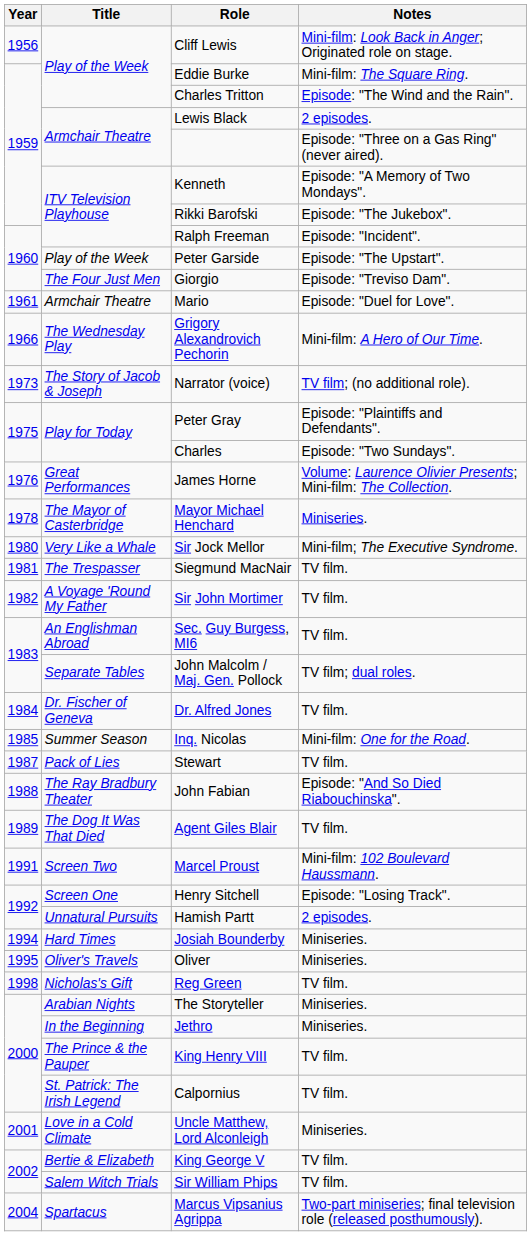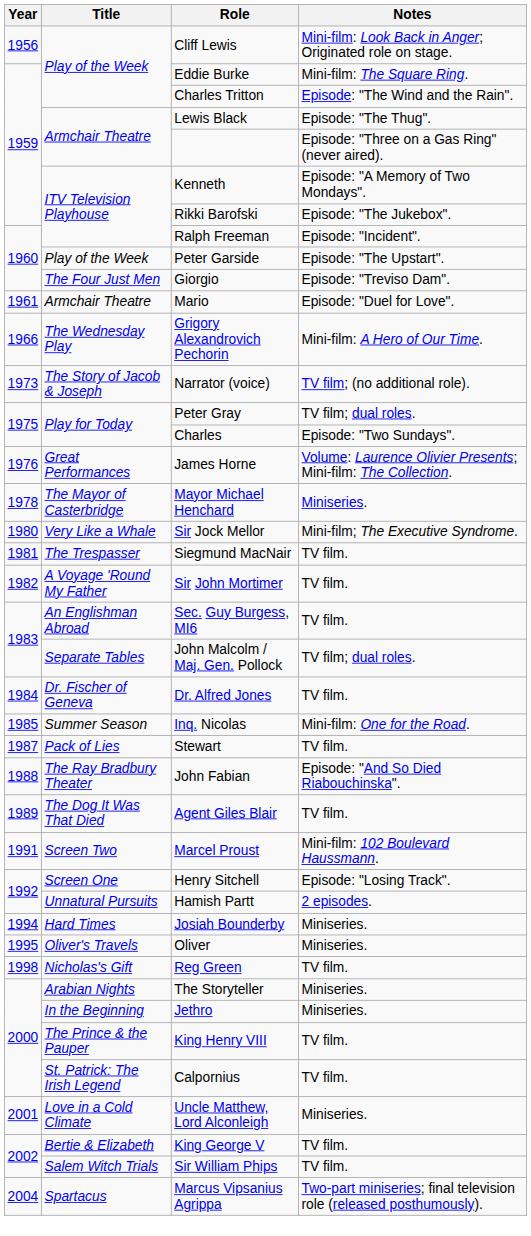(337, 118) 2 episodes. -> (366, 118) Episode: "The Thug".
(372, 421) Episode: "Plaintiffs and Defendants". -> (358, 413) TV film; dual roles.
